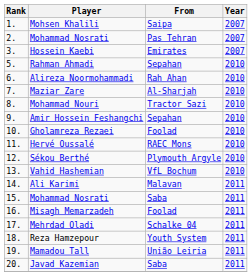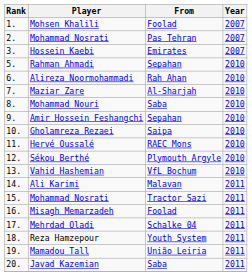(160, 24) Saipa -> (162, 24) Foolad
(177, 104) Tractor Sazi -> (157, 104) Saba
(162, 131) Foolad -> (160, 131) Saipa
(157, 198) Saba -> (177, 198) Tractor Sazi
